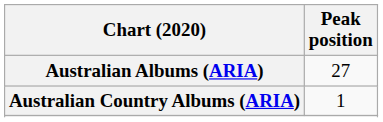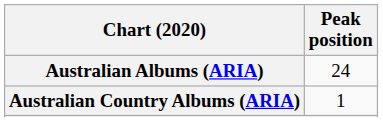(341, 70) 27 -> (341, 70) 24
